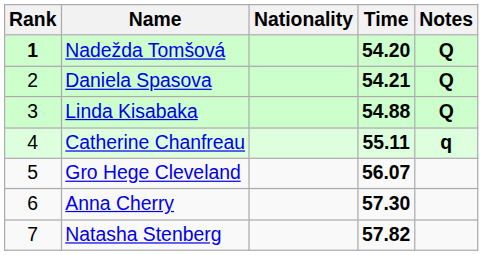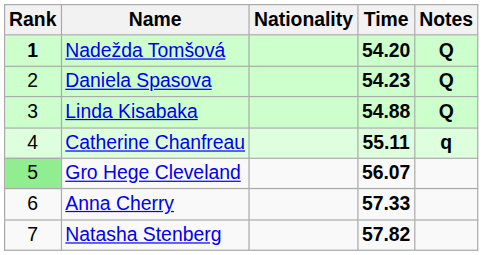(386, 81) 54.21 -> (386, 81) 54.23
(33, 173) no background -> (33, 173) lightgreen background
(386, 204) 57.30 -> (386, 204) 57.33
